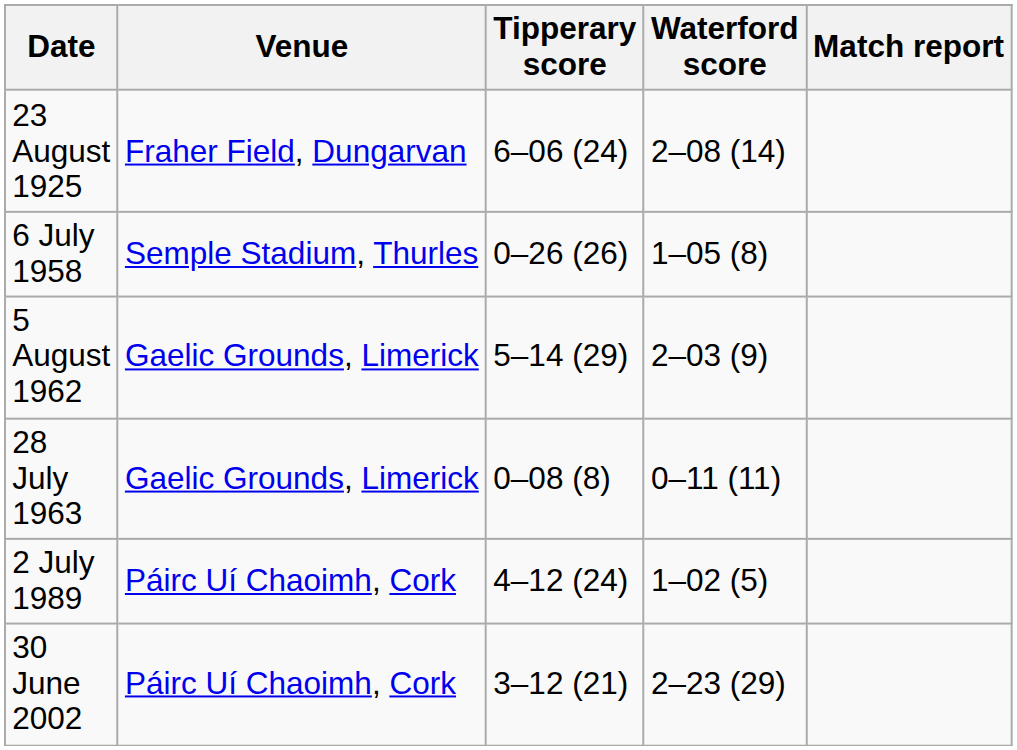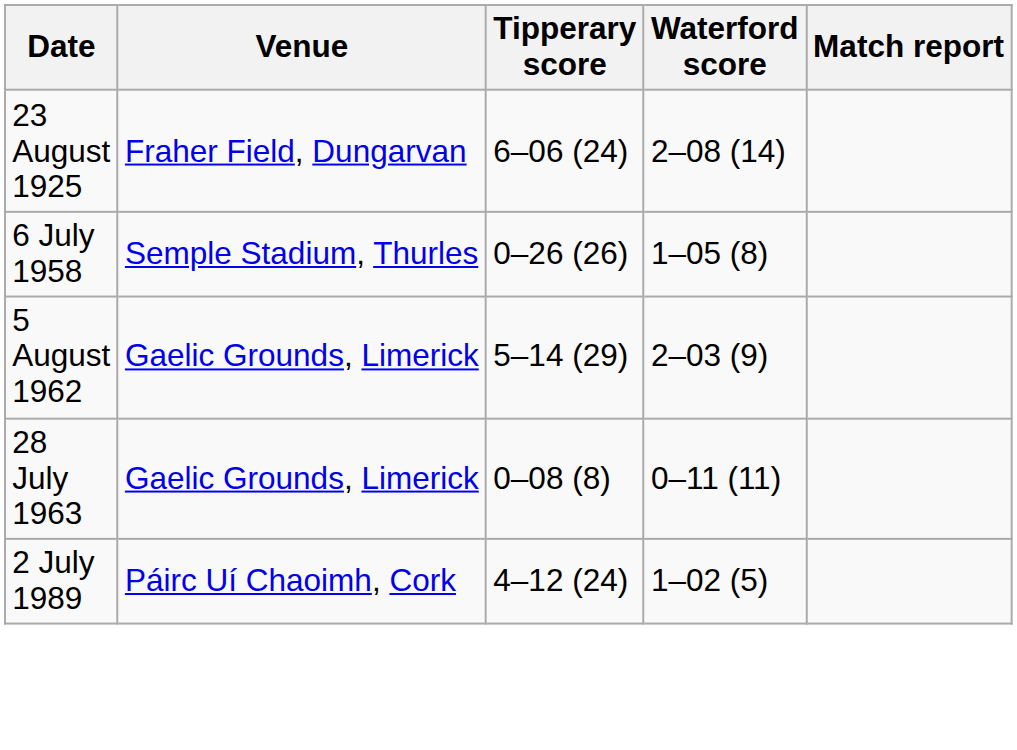- row: (47, 684)
